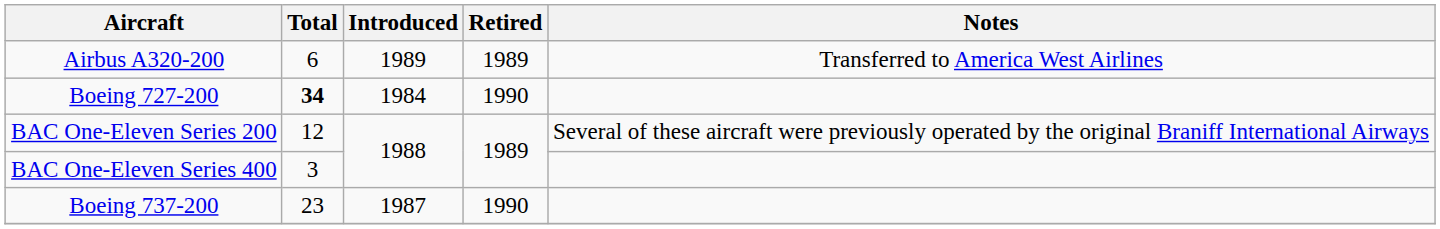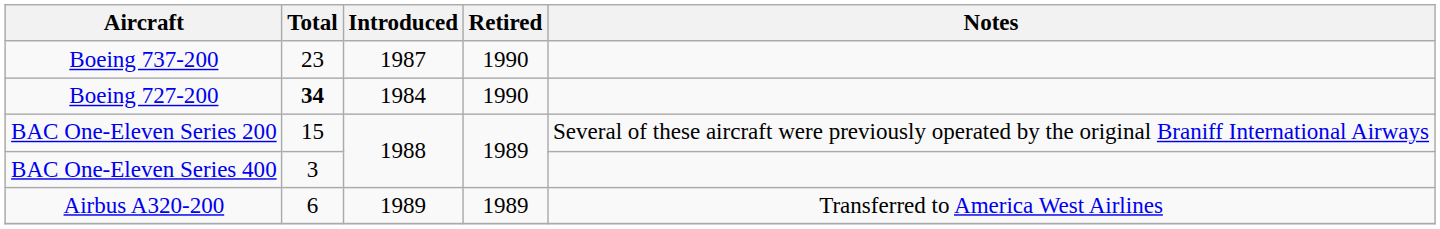rows swapped: (144, 59) <-> (144, 205)
(312, 132) 12 -> (312, 132) 15
